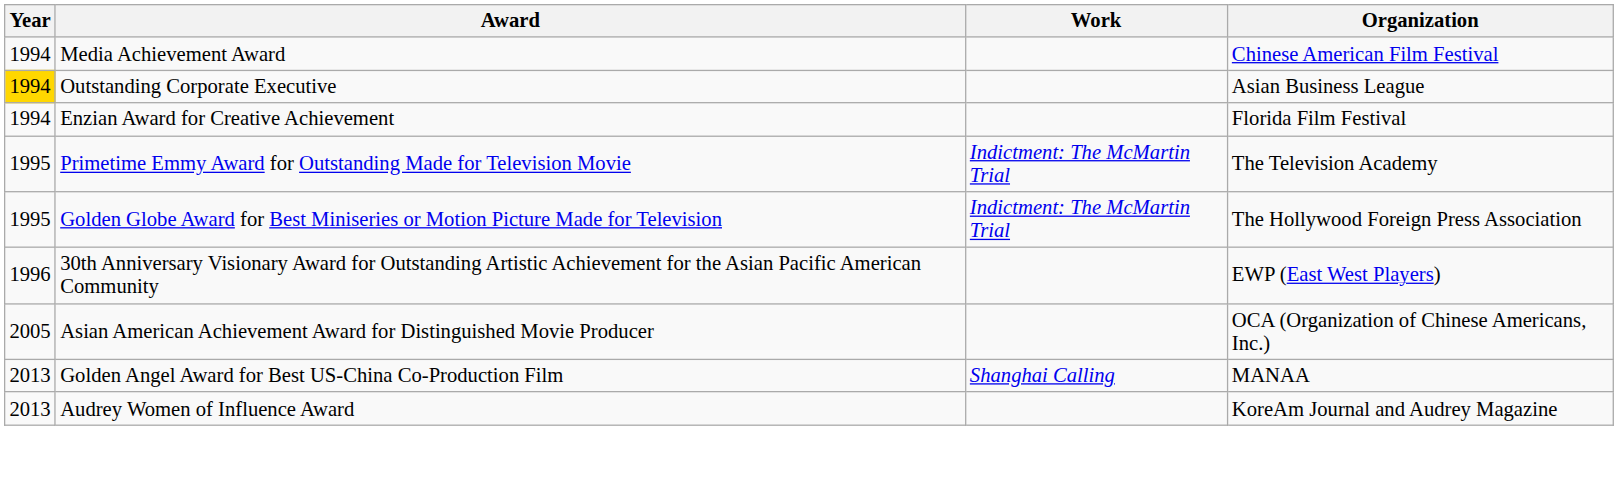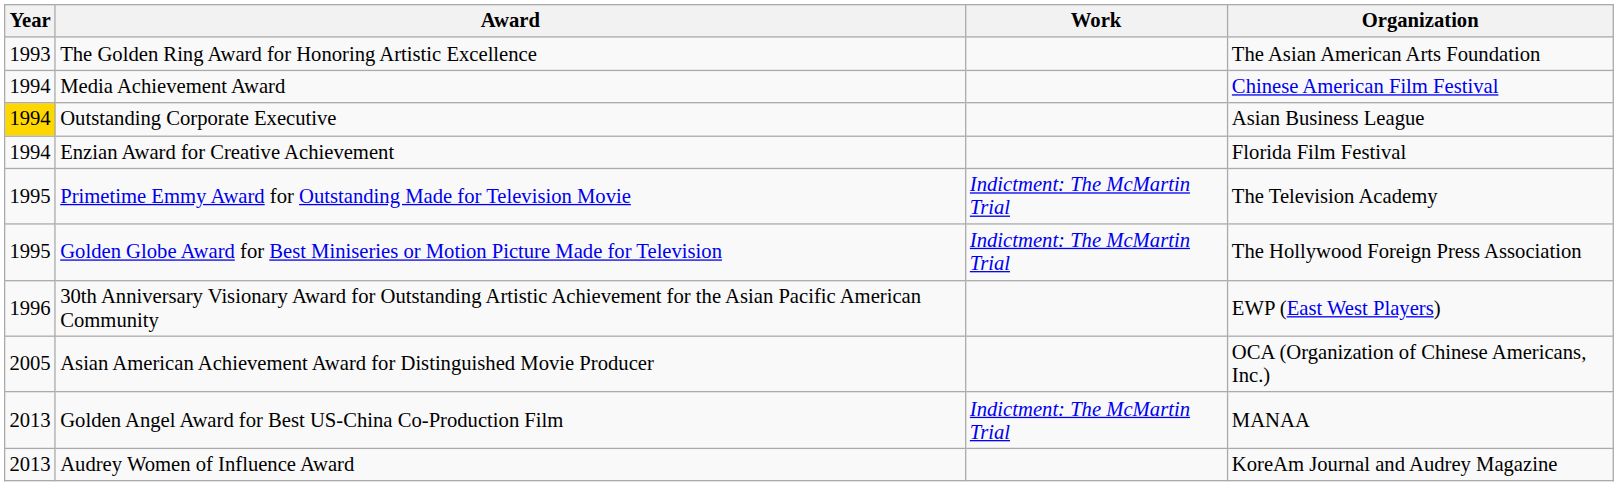+ row: (299, 53)
(1042, 375) Shanghai Calling -> (1080, 419) Indictment: The McMartin Trial
